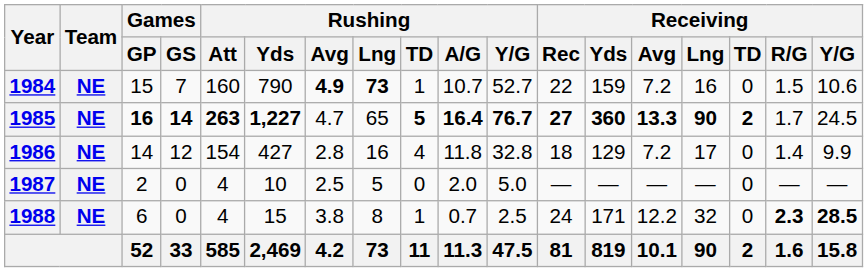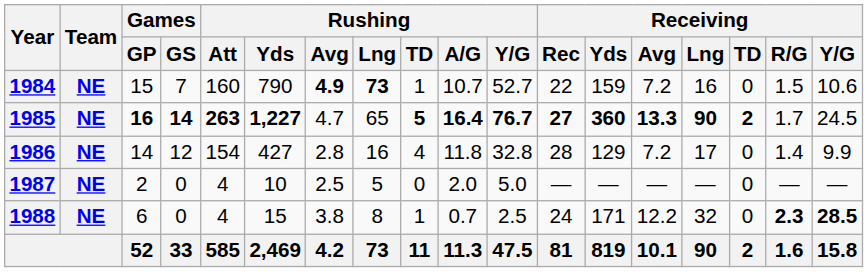(561, 151) 18 -> (561, 151) 28
